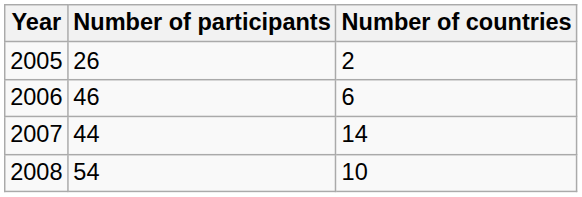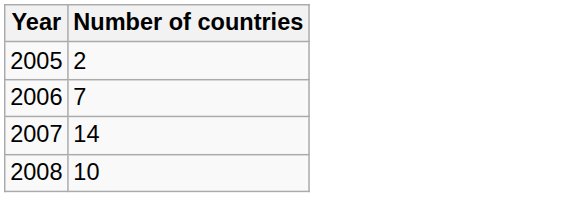- column: (202, 23)
(348, 97) 6 -> (80, 97) 7
